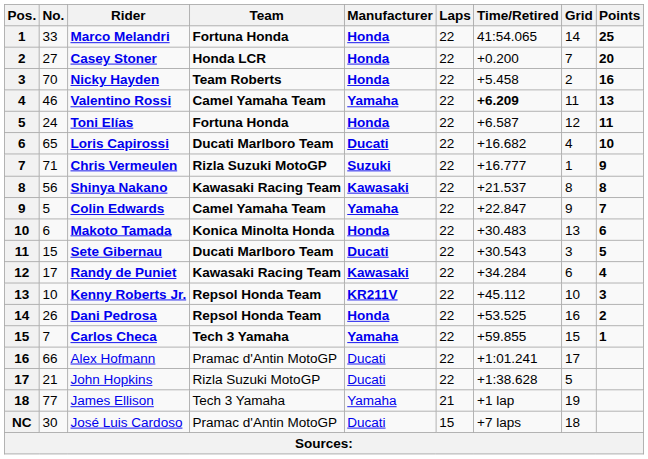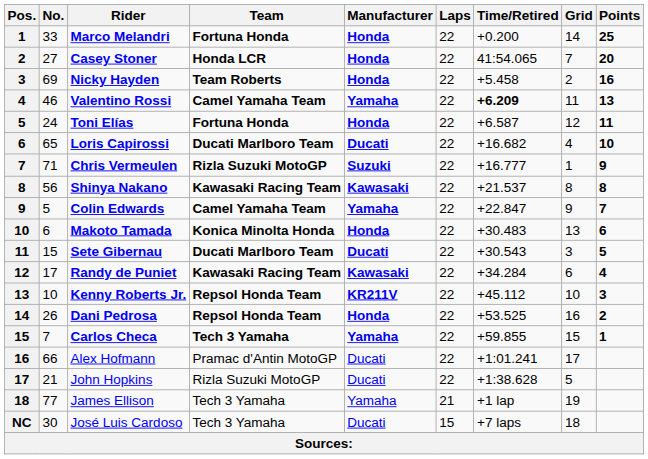(507, 37) 41:54.065 -> (498, 37) +0.200
(498, 58) +0.200 -> (507, 58) 41:54.065
(50, 80) 70 -> (50, 80) 69
(265, 422) Pramac d'Antin MotoGP -> (239, 422) Tech 3 Yamaha
